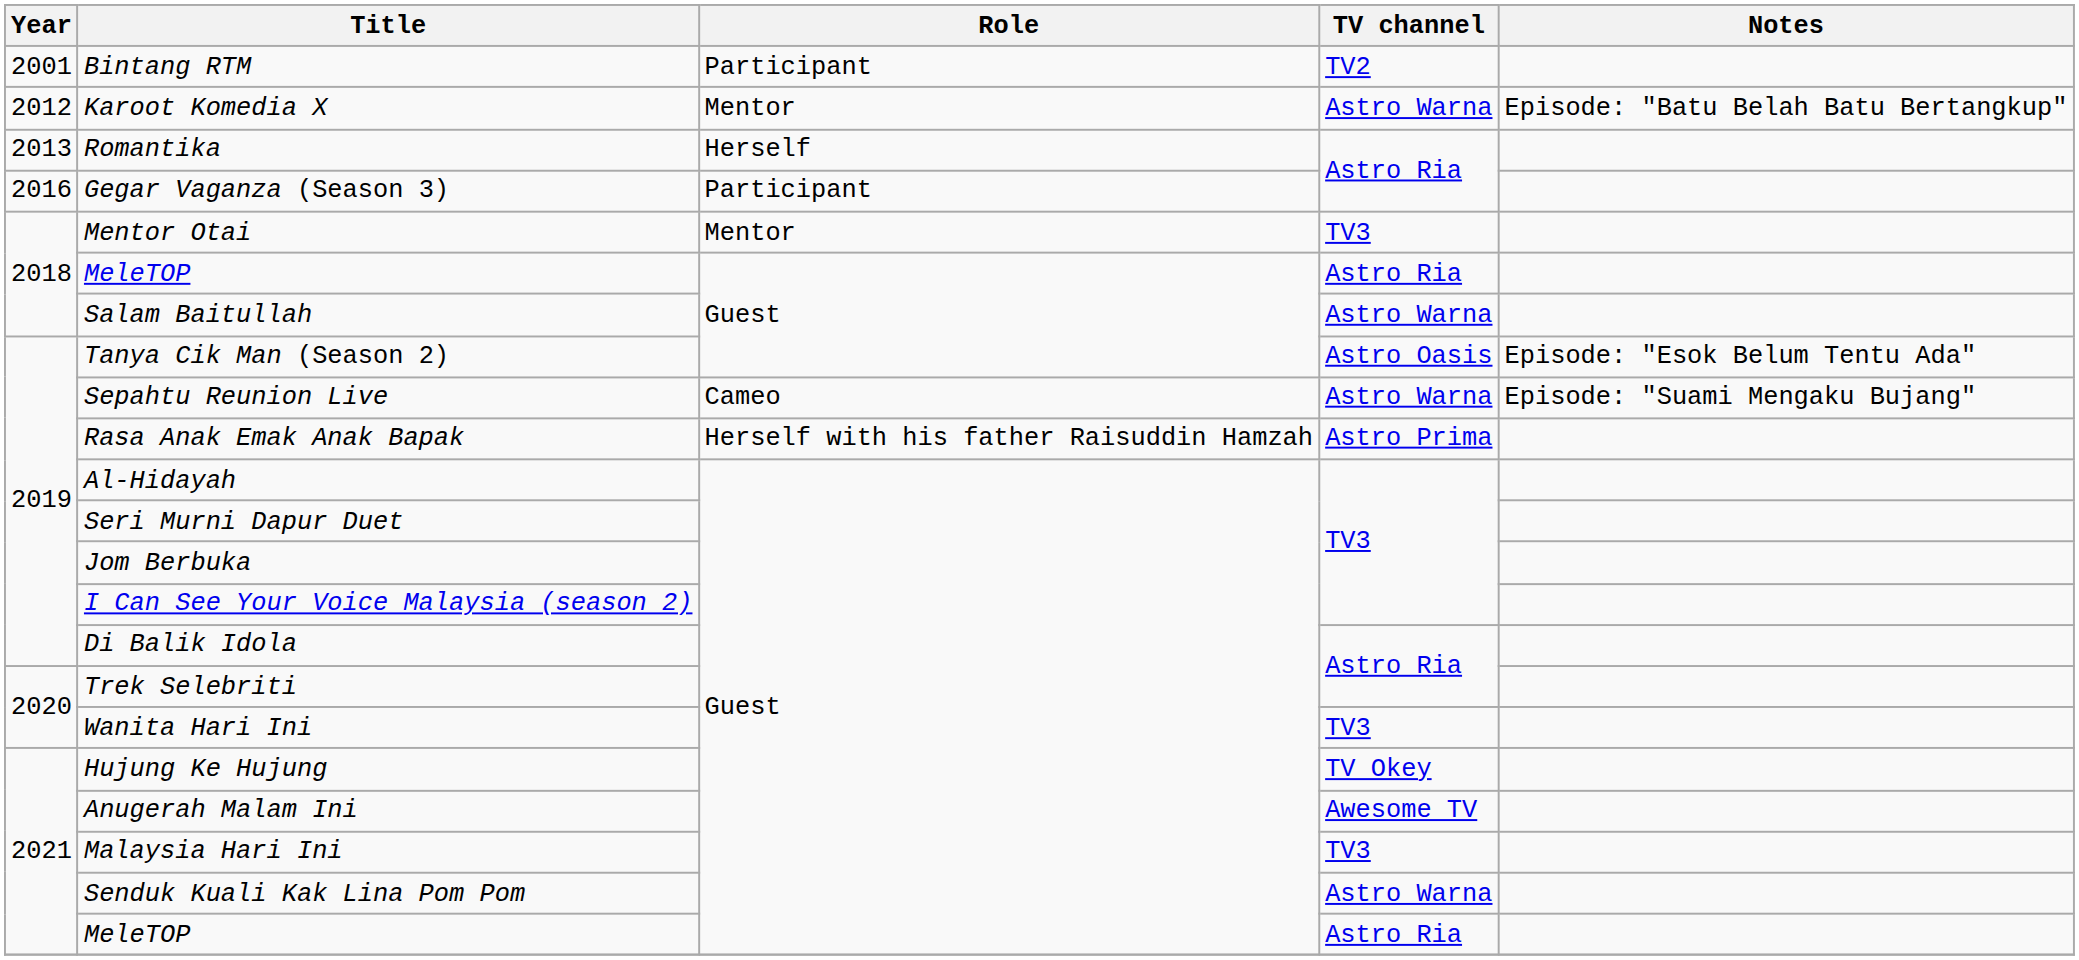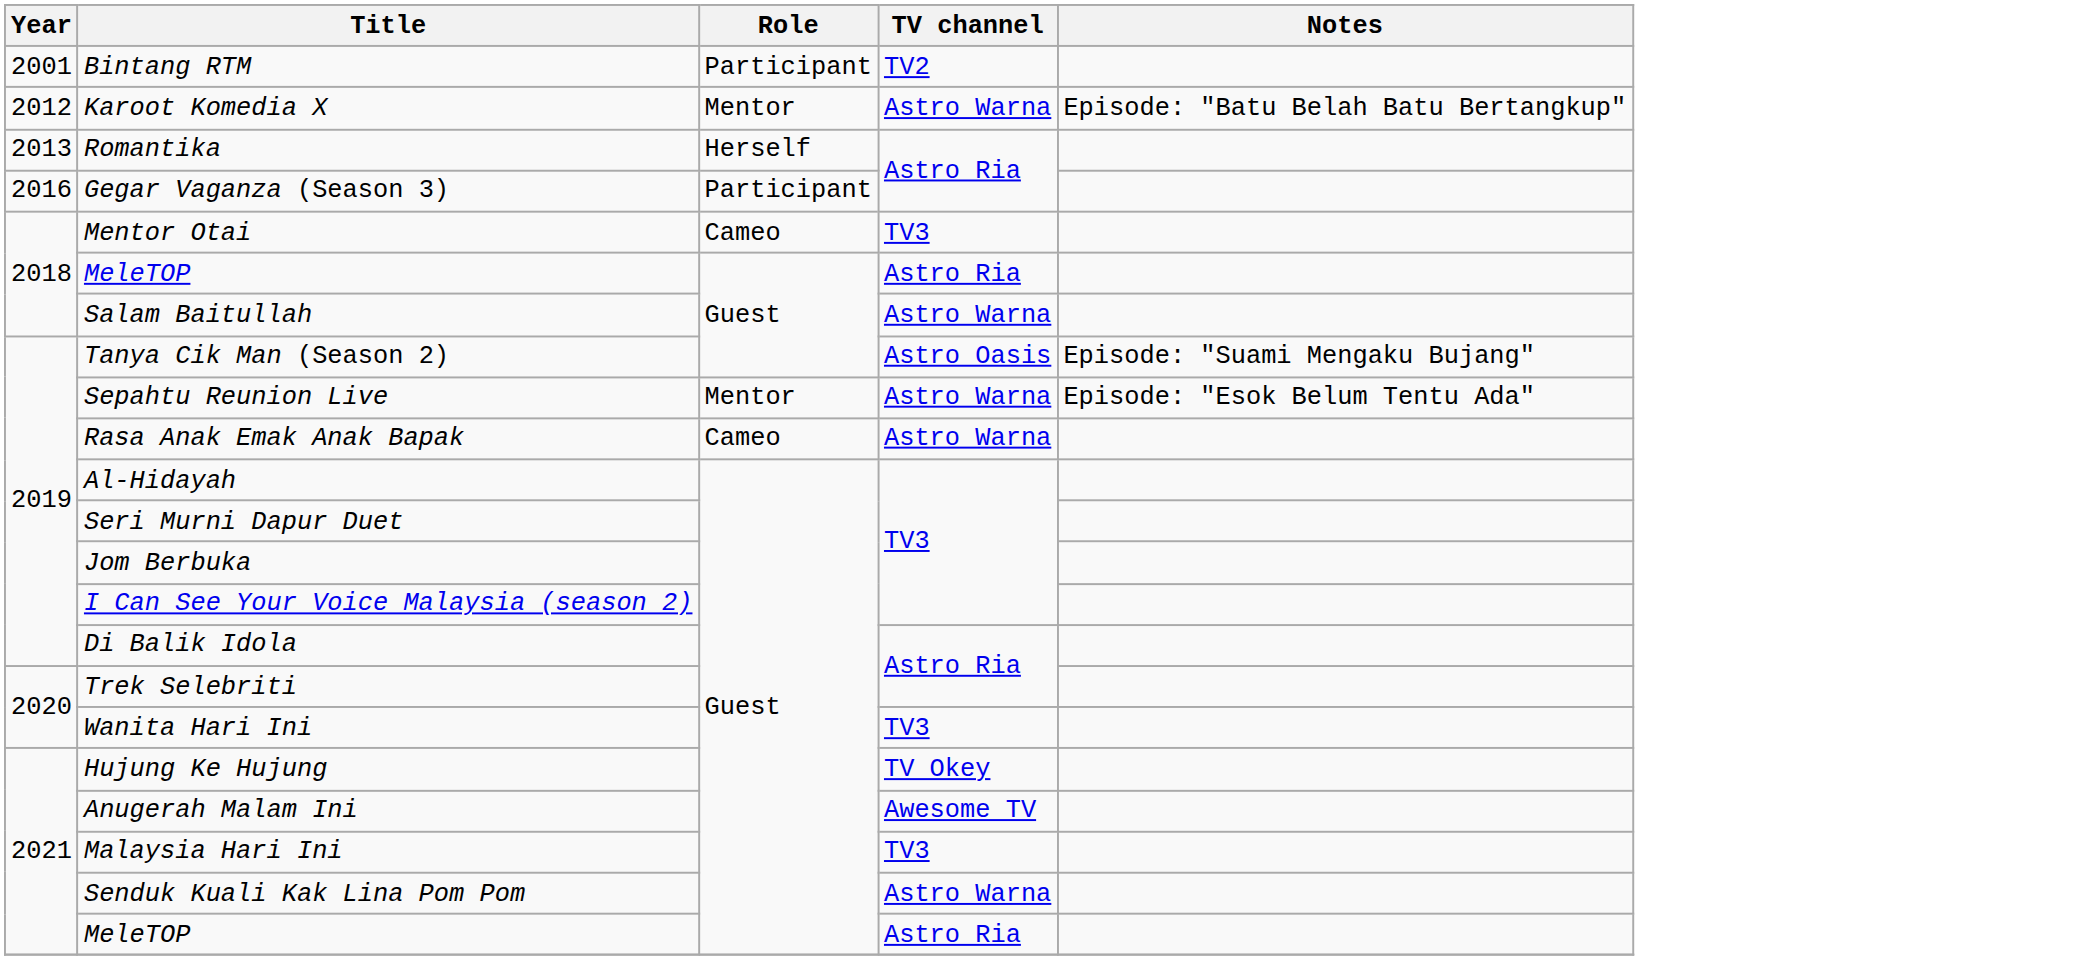(750, 232) Mentor -> (743, 232) Cameo
(1740, 356) Episode: "Esok Belum Tentu Ada" -> (1299, 356) Episode: "Suami Mengaku Bujang"
(743, 397) Cameo -> (750, 397) Mentor
(1740, 397) Episode: "Suami Mengaku Bujang" -> (1299, 397) Episode: "Esok Belum Tentu Ada"
(1009, 439) Herself with his father Raisuddin Hamzah -> (743, 439) Cameo
(1409, 439) Astro Prima -> (968, 439) Astro Warna
